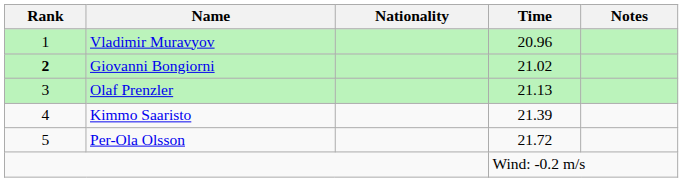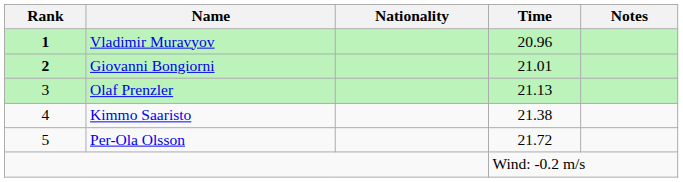(45, 41) normal -> (45, 41) bold
(535, 66) 21.02 -> (535, 66) 21.01
(535, 115) 21.39 -> (535, 115) 21.38
